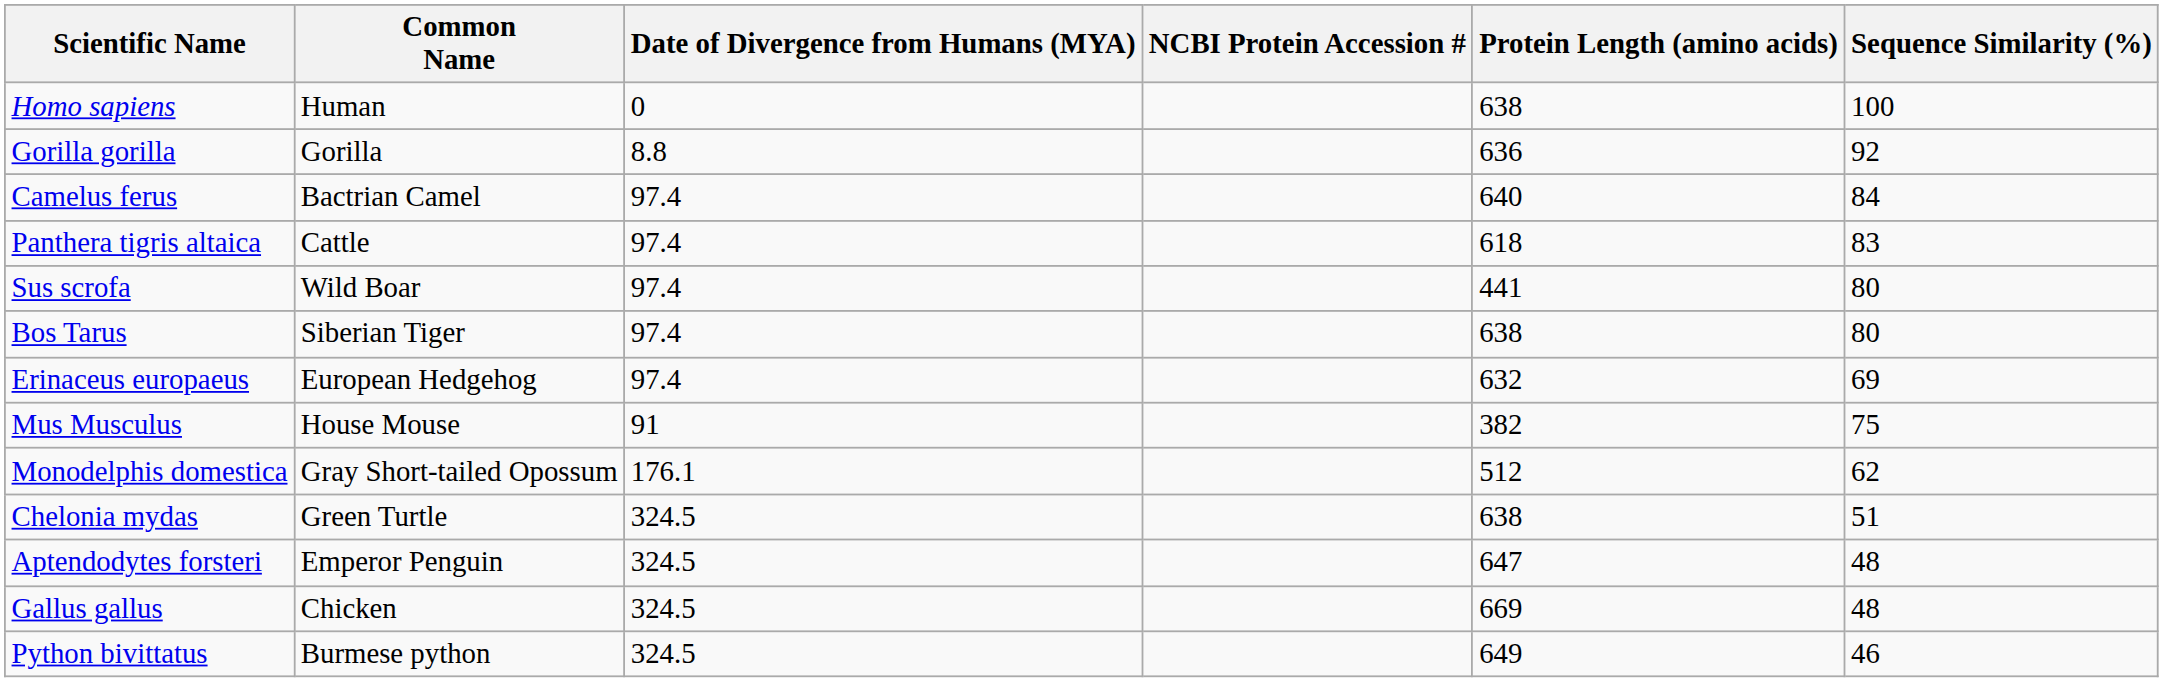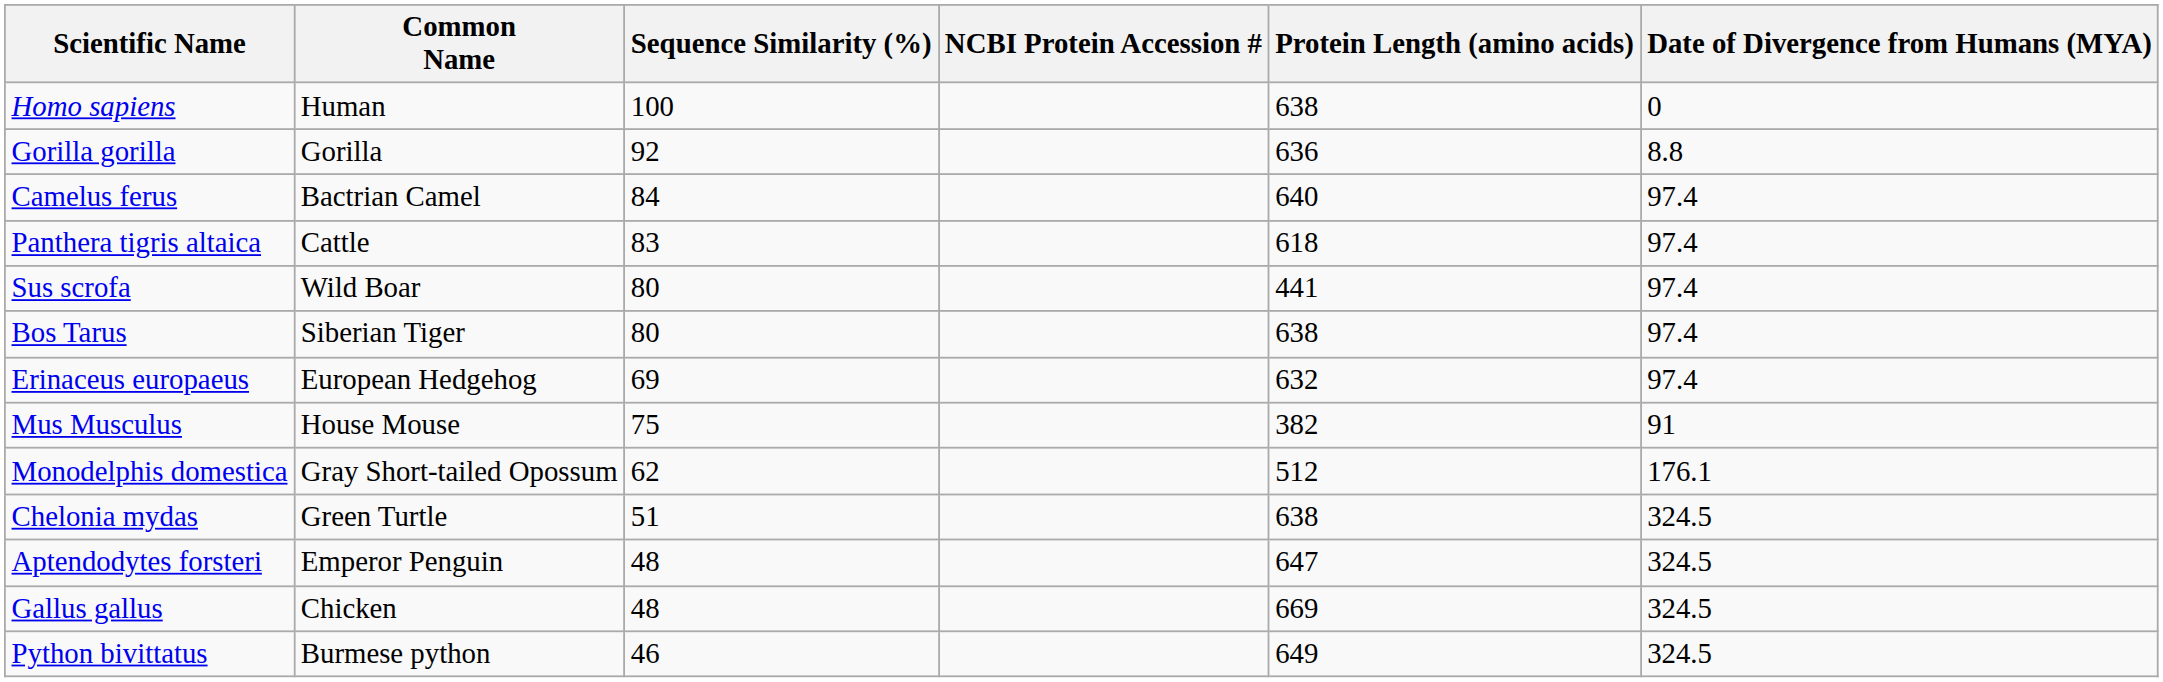columns swapped: (883, 43) <-> (2001, 43)
